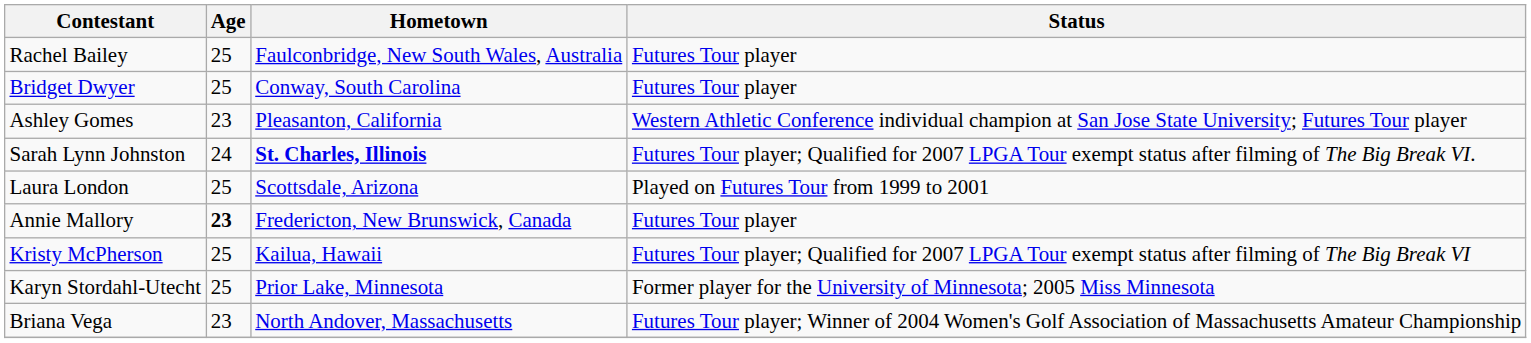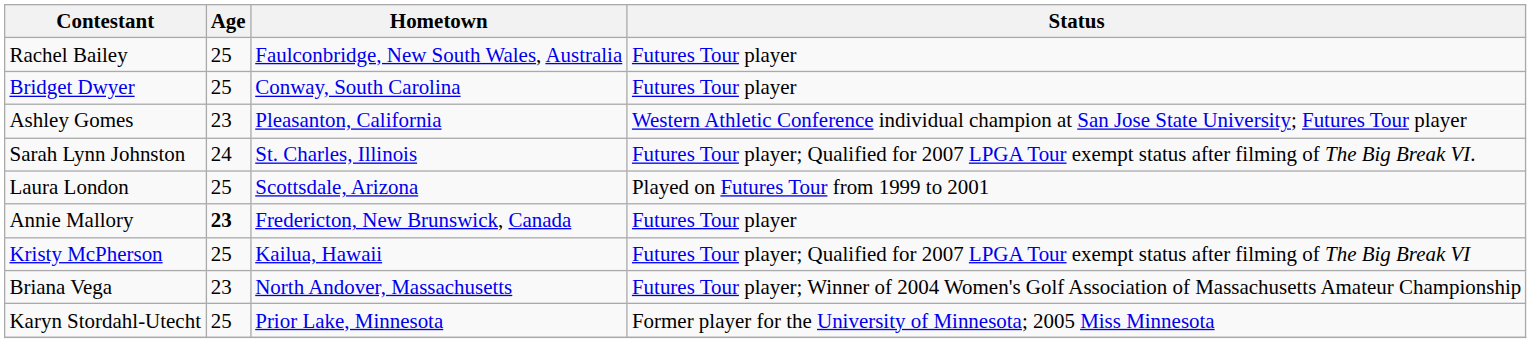(341, 154) bold -> (336, 154) normal
rows swapped: (105, 287) <-> (61, 320)
